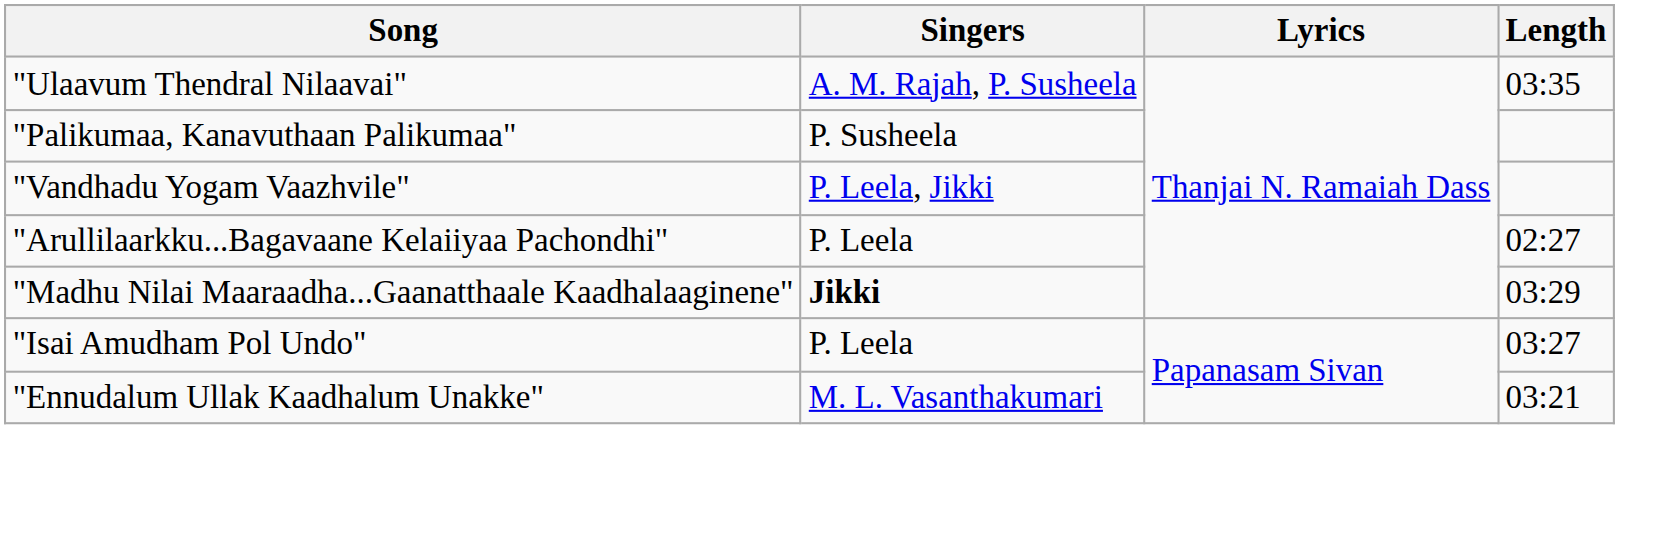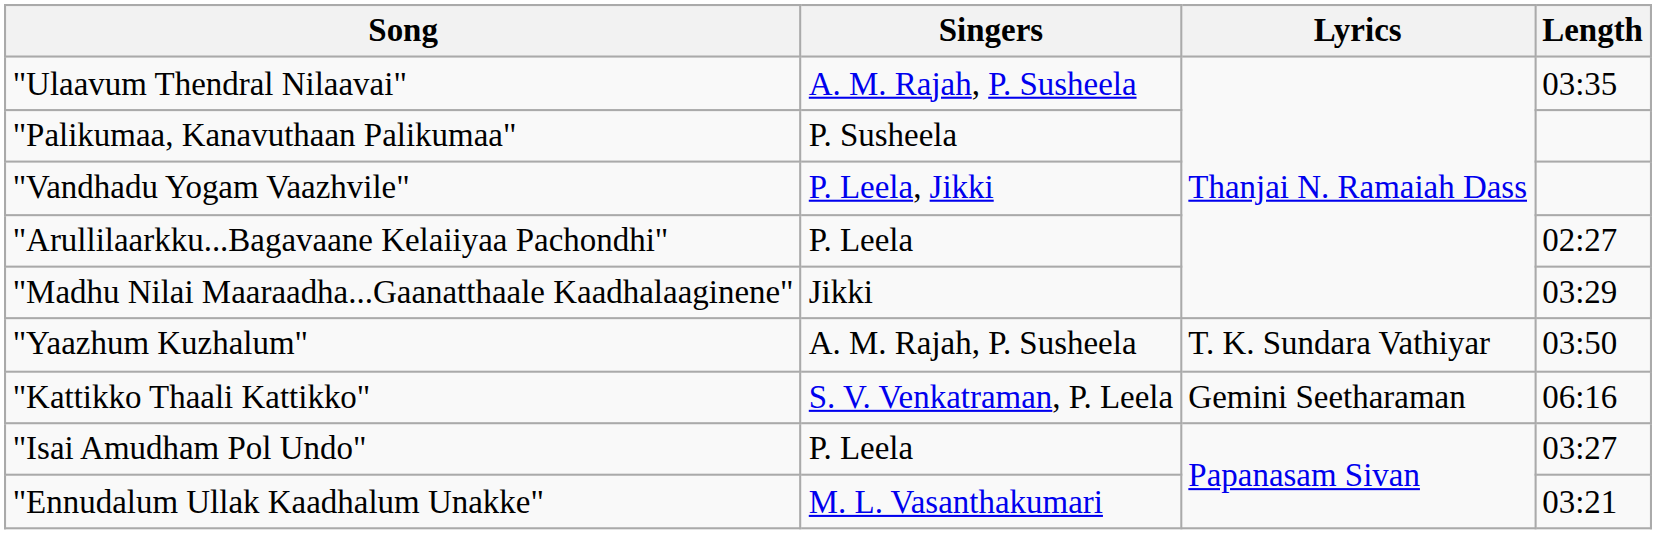(845, 291) bold -> (841, 291) normal
+ row: (160, 344)
+ row: (191, 396)
